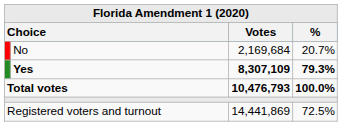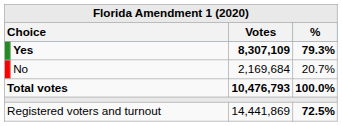rows swapped: (23, 69) <-> (21, 50)
(318, 111) normal -> (318, 111) bold
